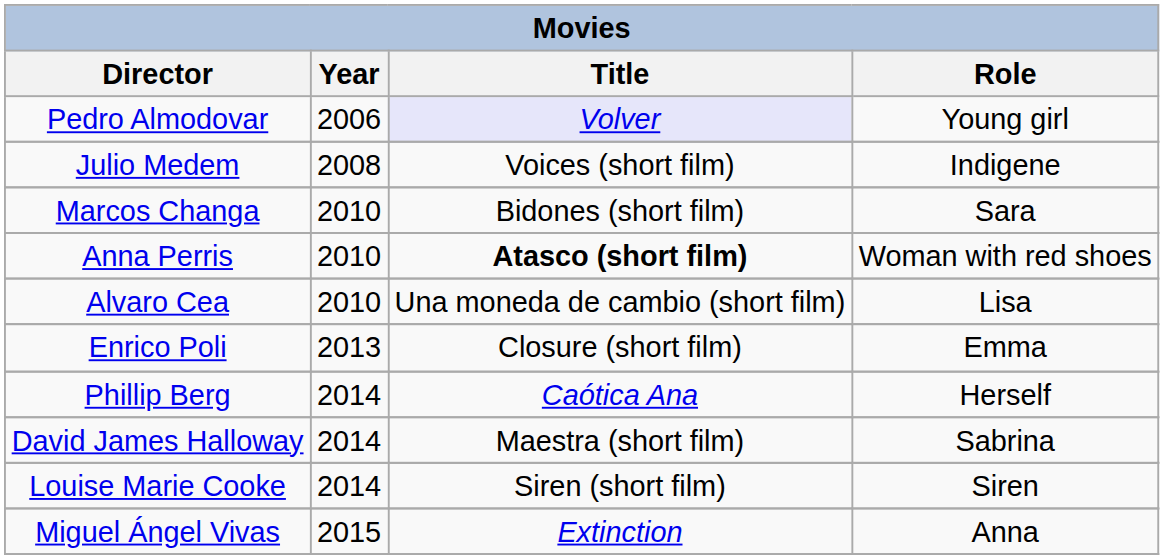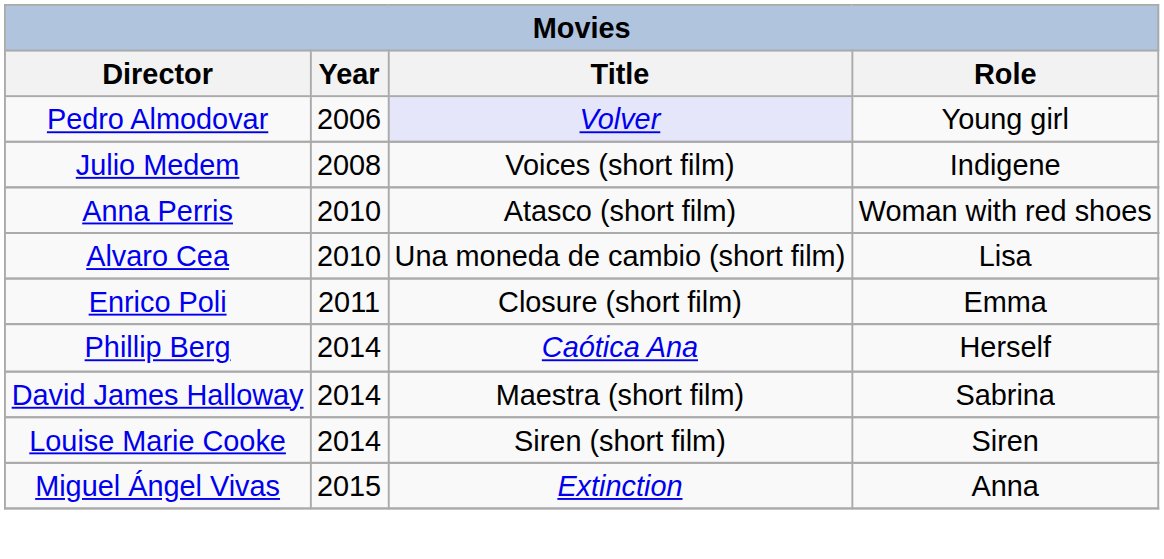- row: (158, 211)
(620, 257) bold -> (620, 211) normal
(349, 348) 2013 -> (349, 302) 2011
